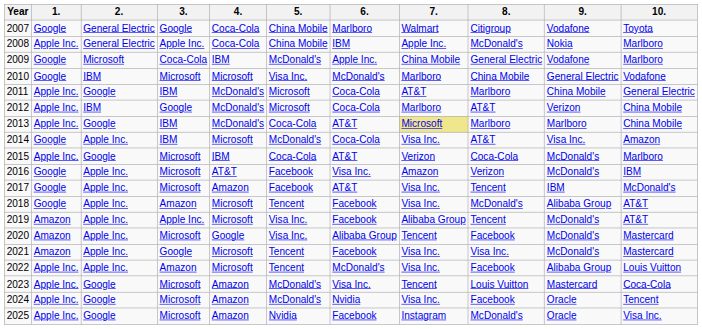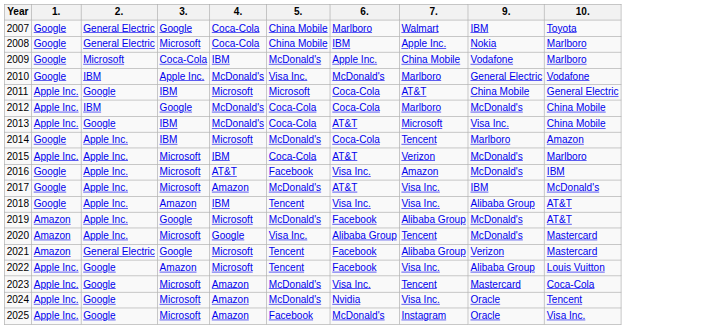- column: (506, 12)
(568, 28) Vodafone -> (479, 28) IBM
(56, 44) Apple Inc. -> (50, 44) Google
(182, 44) Apple Inc. -> (180, 44) Microsoft
(180, 76) Microsoft -> (182, 76) Apple Inc.
(232, 76) Microsoft -> (238, 76) McDonald's
(238, 92) McDonald's -> (232, 92) Microsoft
(289, 108) Microsoft -> (293, 108) Coca-Cola
(564, 108) Verizon -> (497, 108) McDonald's
(422, 124) khaki background -> (422, 124) no background
(567, 124) Marlboro -> (490, 124) Visa Inc.
(421, 140) Visa Inc. -> (419, 140) Tencent
(566, 140) Visa Inc. -> (490, 140) Marlboro
(99, 156) Google -> (106, 156) Apple Inc.
(291, 188) Facebook -> (295, 188) McDonald's
(232, 204) Microsoft -> (221, 204) IBM
(354, 204) Facebook -> (352, 204) Visa Inc.
(182, 220) Apple Inc. -> (176, 220) Google
(288, 220) Visa Inc. -> (295, 220) McDonald's
(106, 252) Apple Inc. -> (119, 252) General Electric
(421, 252) Visa Inc. -> (434, 252) Alibaba Group
(573, 252) McDonald's -> (487, 252) Verizon
(106, 268) Apple Inc. -> (99, 268) Google
(358, 268) McDonald's -> (354, 268) Facebook
(283, 316) Nvidia -> (291, 316) Facebook
(354, 316) Facebook -> (358, 316) McDonald's
